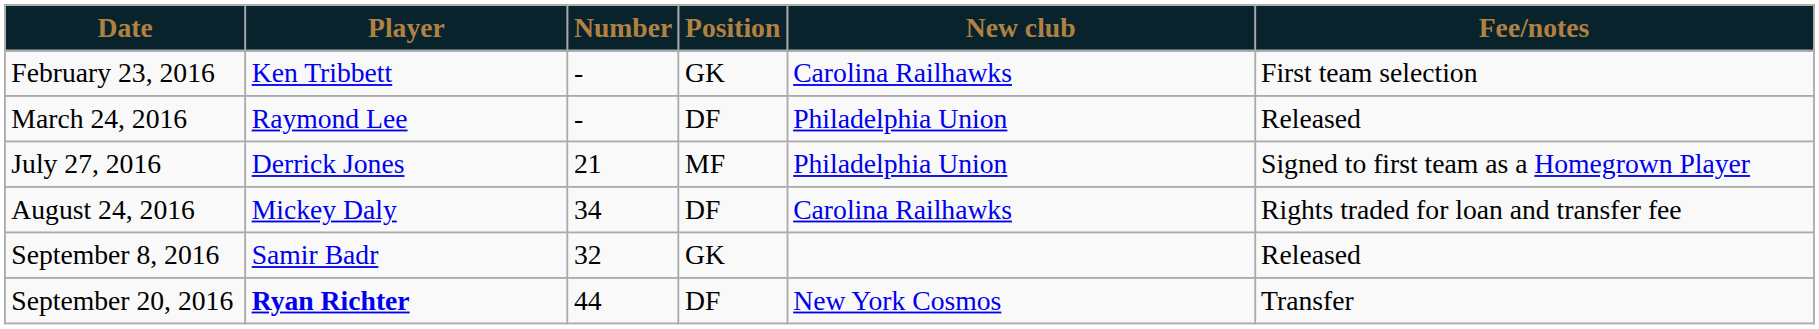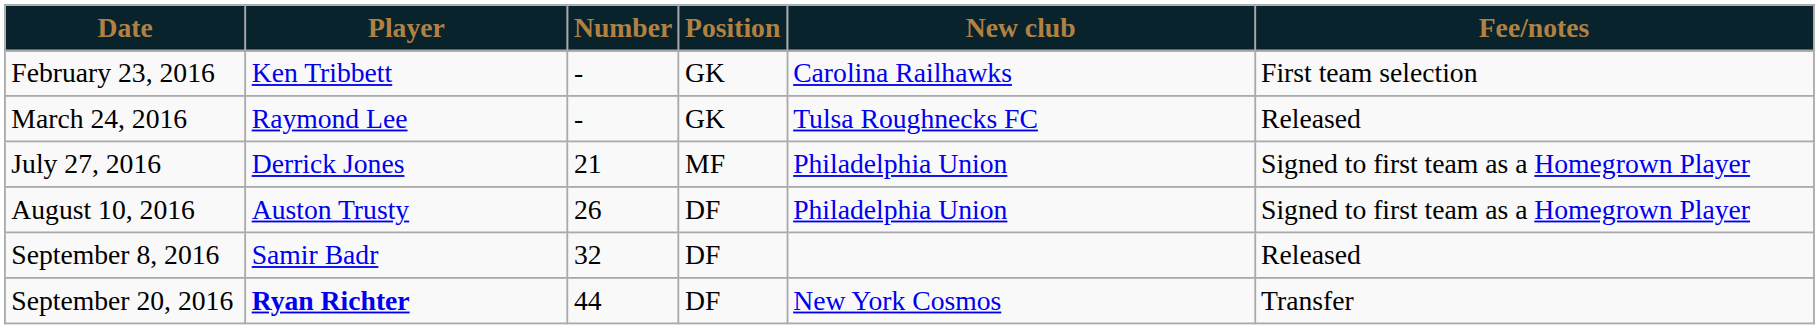(703, 118) DF -> (705, 118) GK
(900, 118) Philadelphia Union -> (916, 118) Tulsa Roughnecks FC
+ row: (103, 209)
- row: (103, 209)
(705, 255) GK -> (703, 255) DF
